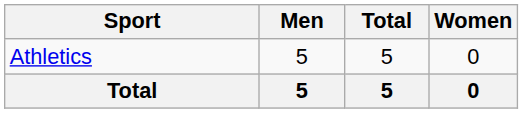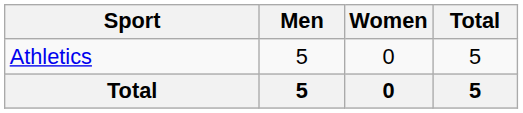columns swapped: (473, 21) <-> (387, 21)
